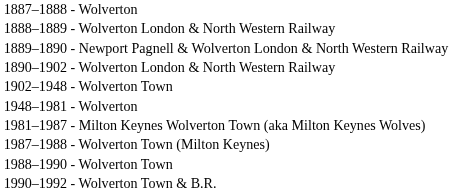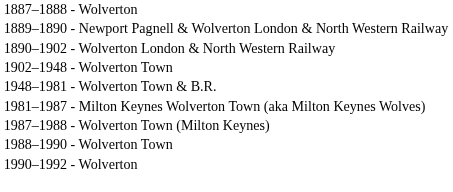- row: (35, 28)
(104, 106) - Wolverton -> (144, 87) - Wolverton Town & B.R.
(144, 183) - Wolverton Town & B.R. -> (104, 164) - Wolverton
